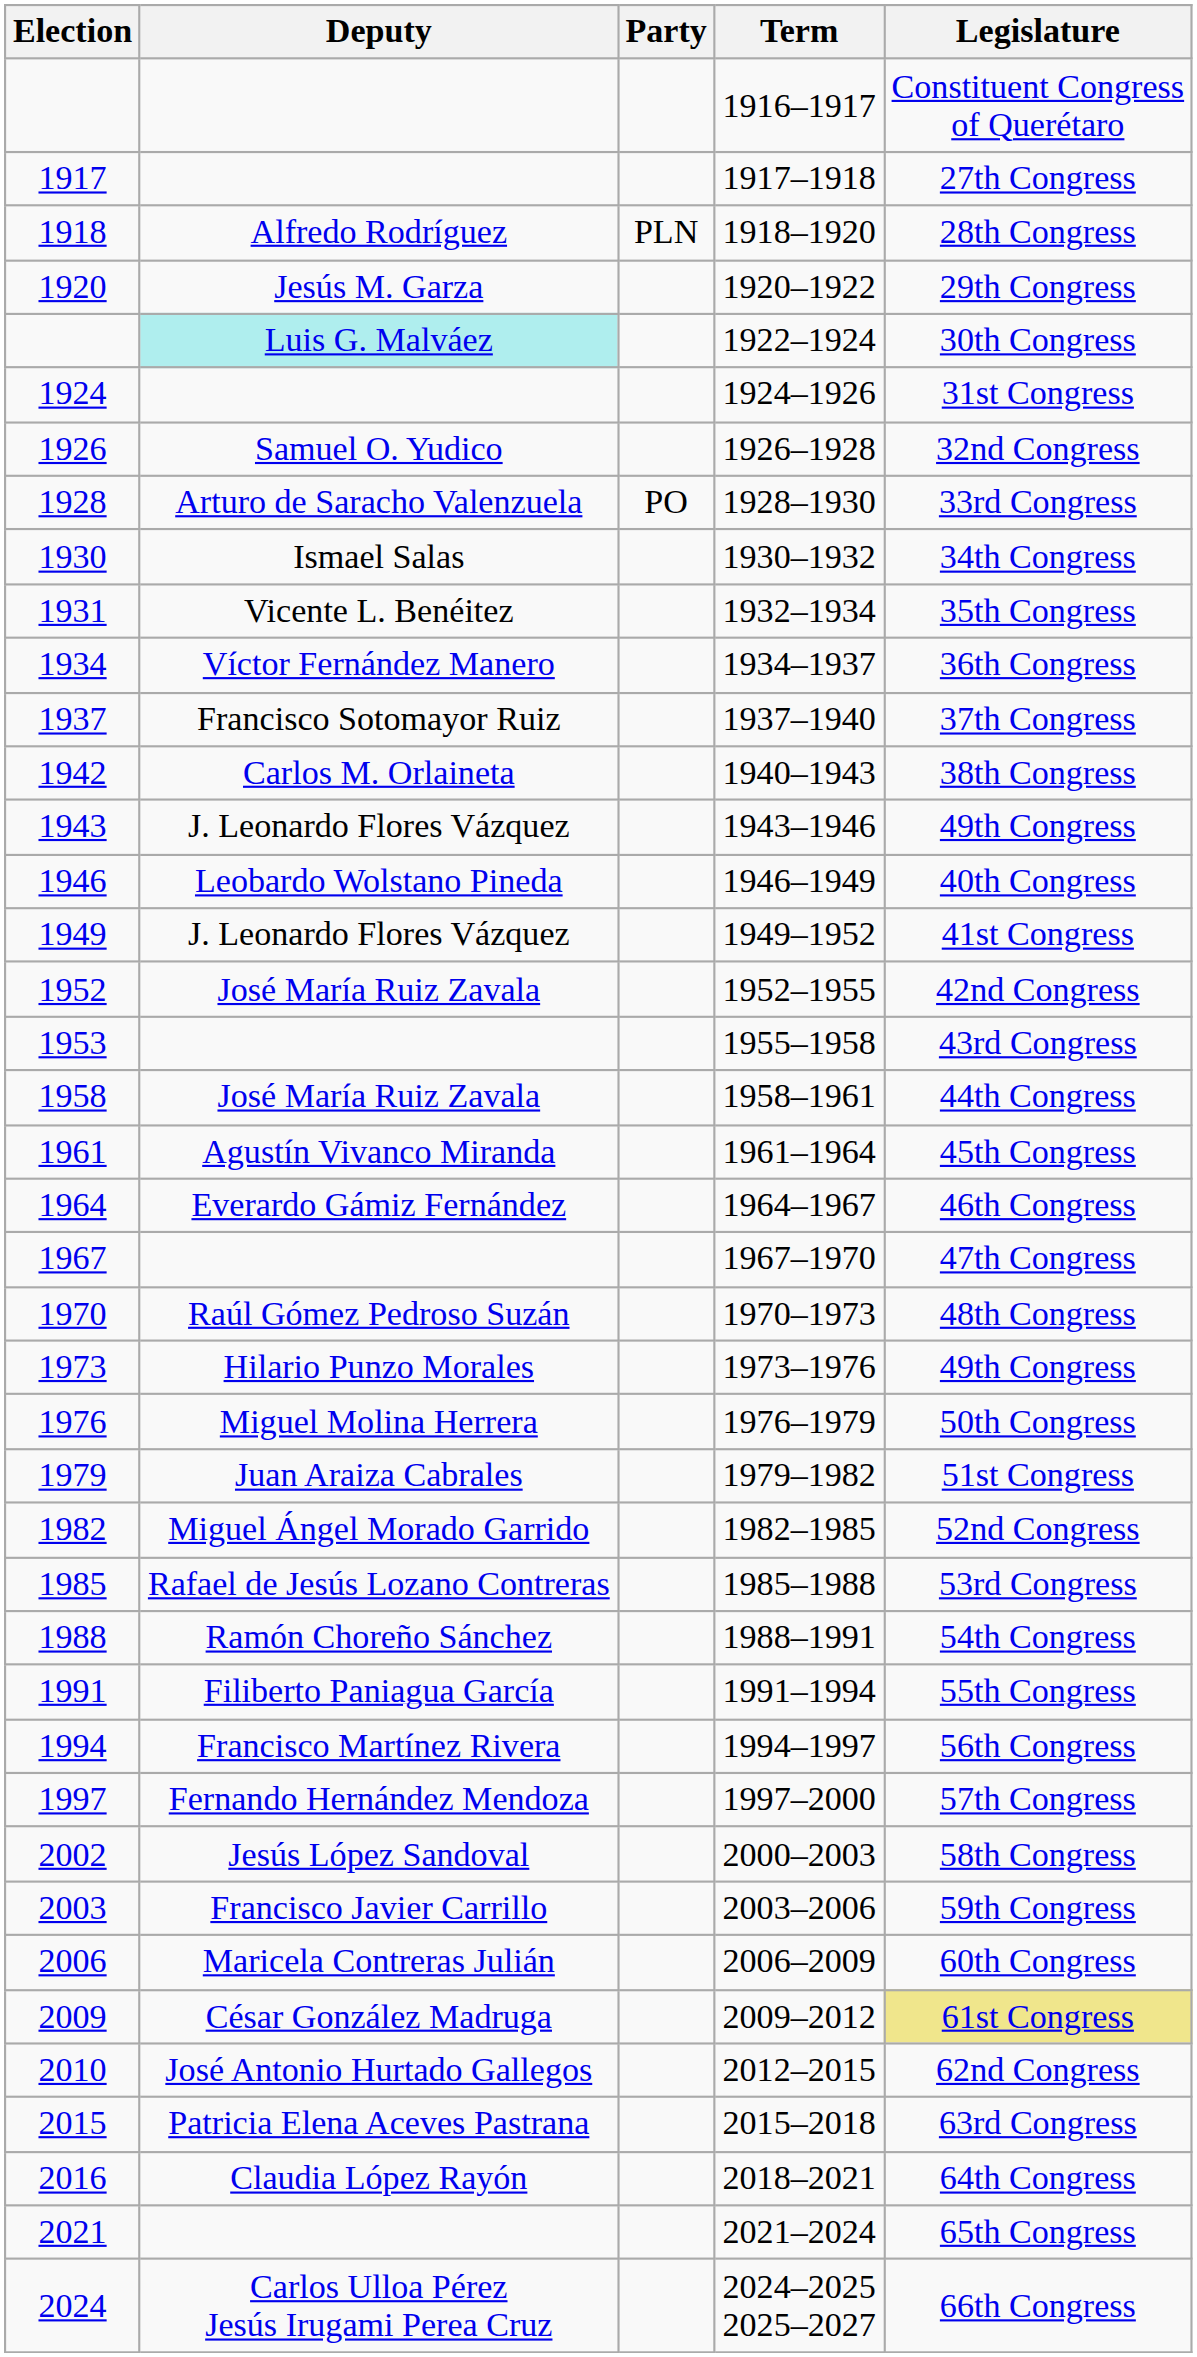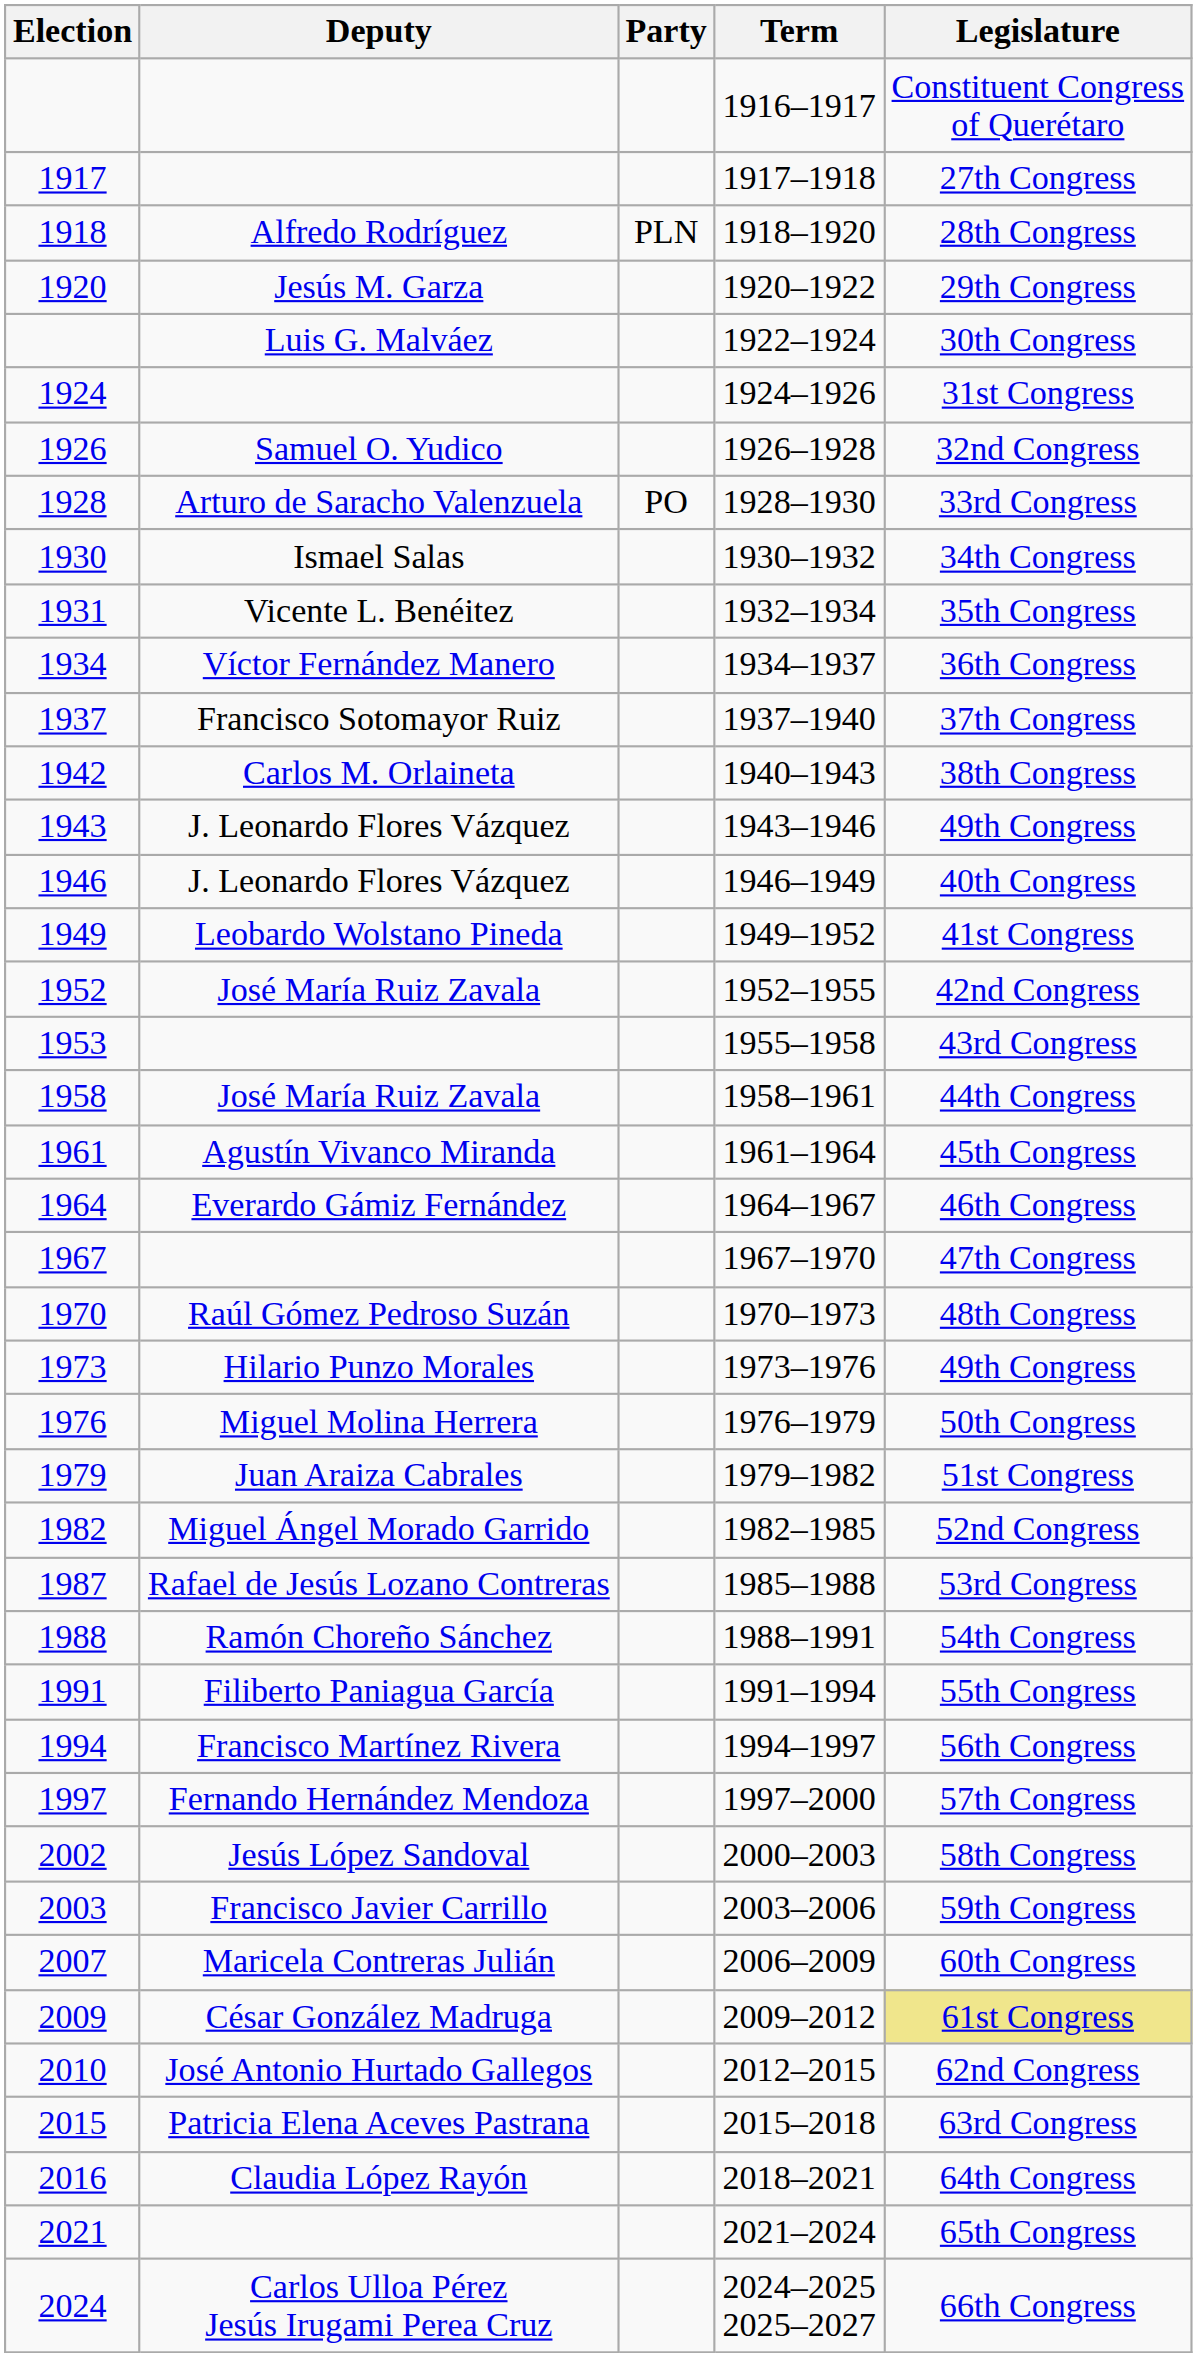(379, 340) paleturquoise background -> (379, 340) no background
(379, 880) Leobardo Wolstano Pineda -> (379, 880) J. Leonardo Flores Vázquez
(379, 934) J. Leonardo Flores Vázquez -> (379, 934) Leobardo Wolstano Pineda
(73, 1583) 1985 -> (73, 1583) 1987
(73, 1961) 2006 -> (73, 1961) 2007
